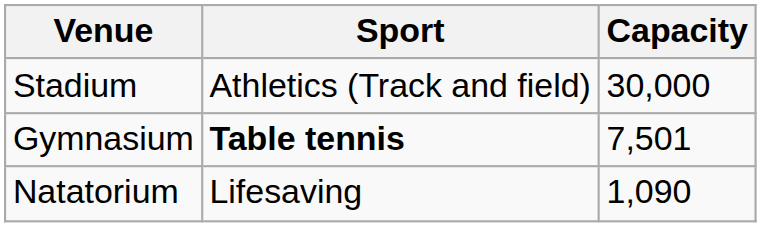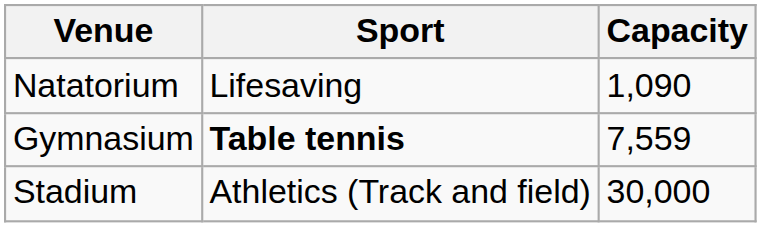rows swapped: (75, 85) <-> (96, 192)
(649, 138) 7,501 -> (649, 138) 7,559
